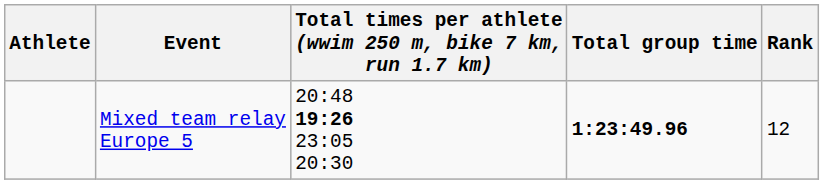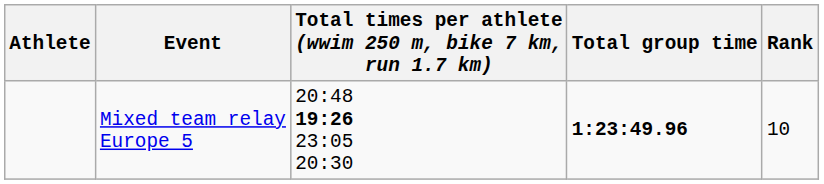(779, 130) 12 -> (779, 130) 10
